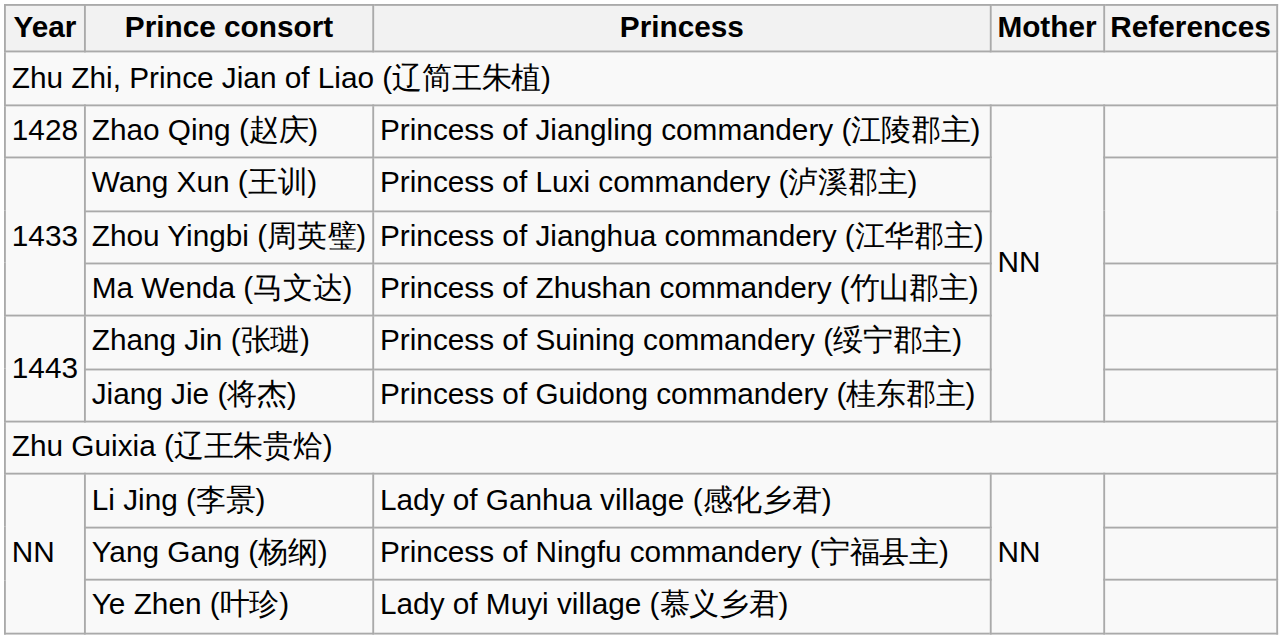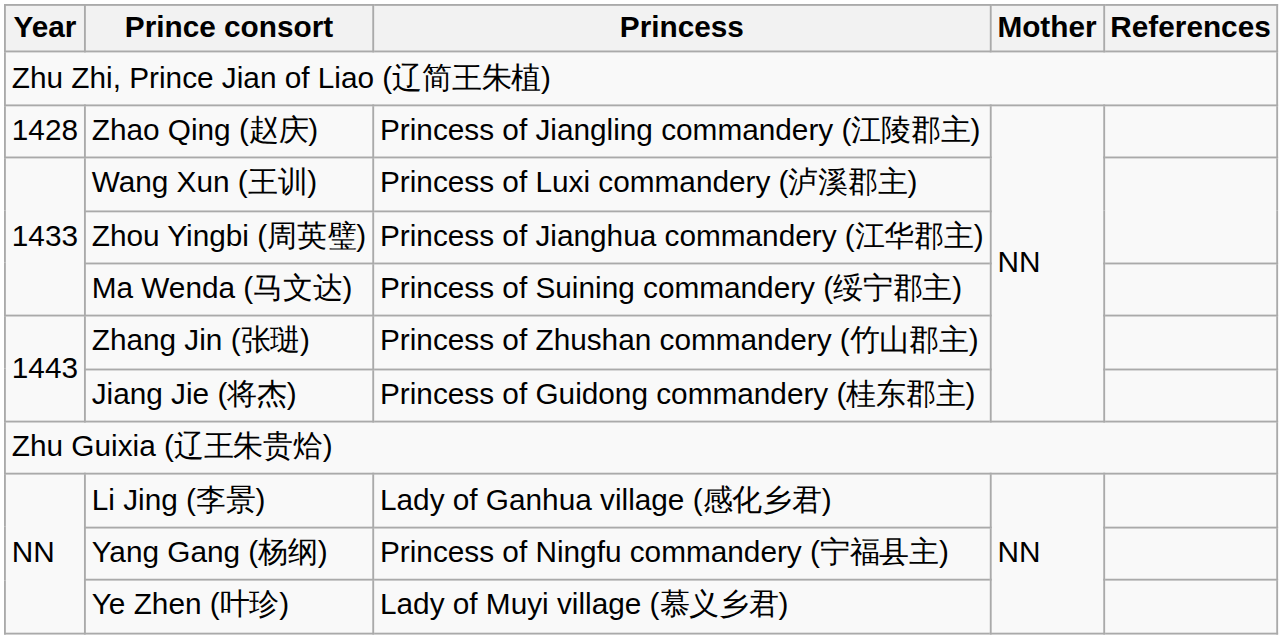(679, 288) Princess of Zhushan commandery (竹山郡主) -> (671, 288) Princess of Suining commandery (绥宁郡主)
(671, 341) Princess of Suining commandery (绥宁郡主) -> (679, 341) Princess of Zhushan commandery (竹山郡主)
